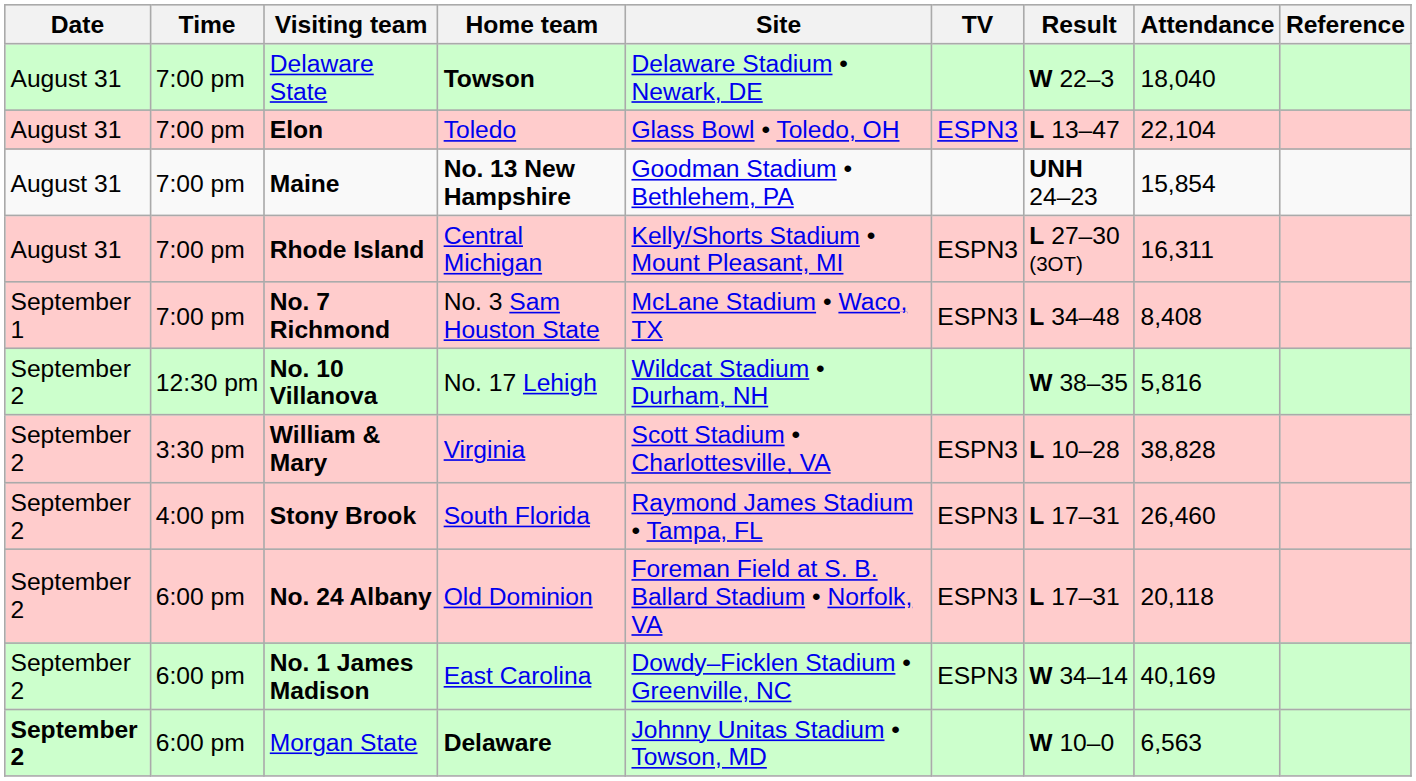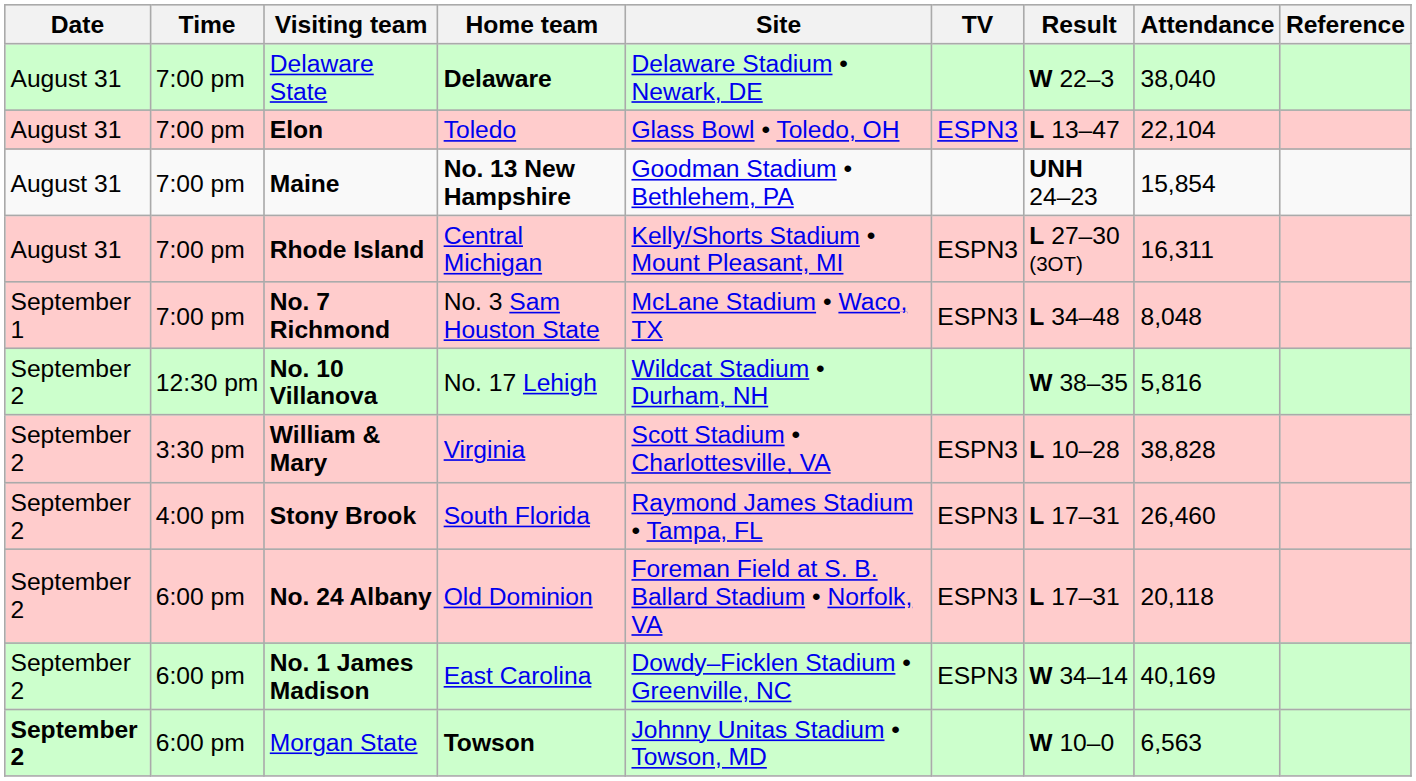(489, 77) Towson -> (498, 77) Delaware
(1178, 77) 18,040 -> (1178, 77) 38,040
(1171, 316) 8,408 -> (1171, 316) 8,048
(498, 742) Delaware -> (489, 742) Towson
